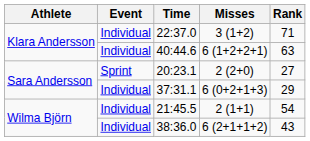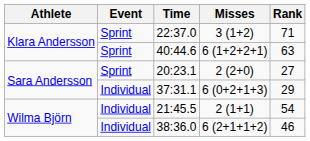(126, 33) Individual -> (116, 33) Sprint
(126, 52) Individual -> (116, 52) Sprint
(288, 128) 43 -> (288, 128) 46
